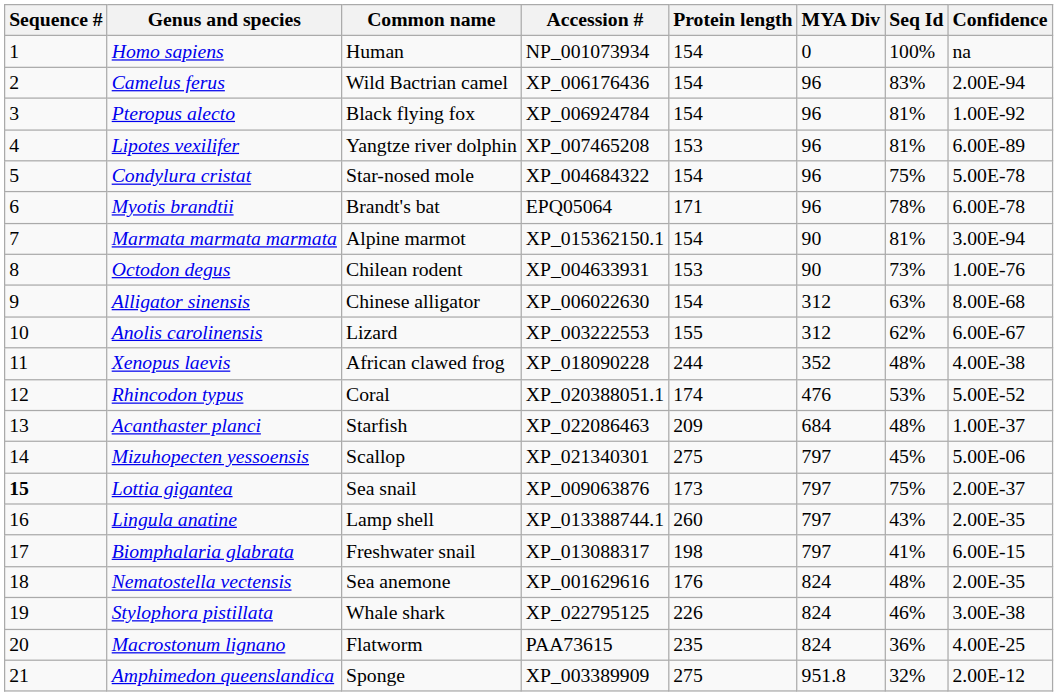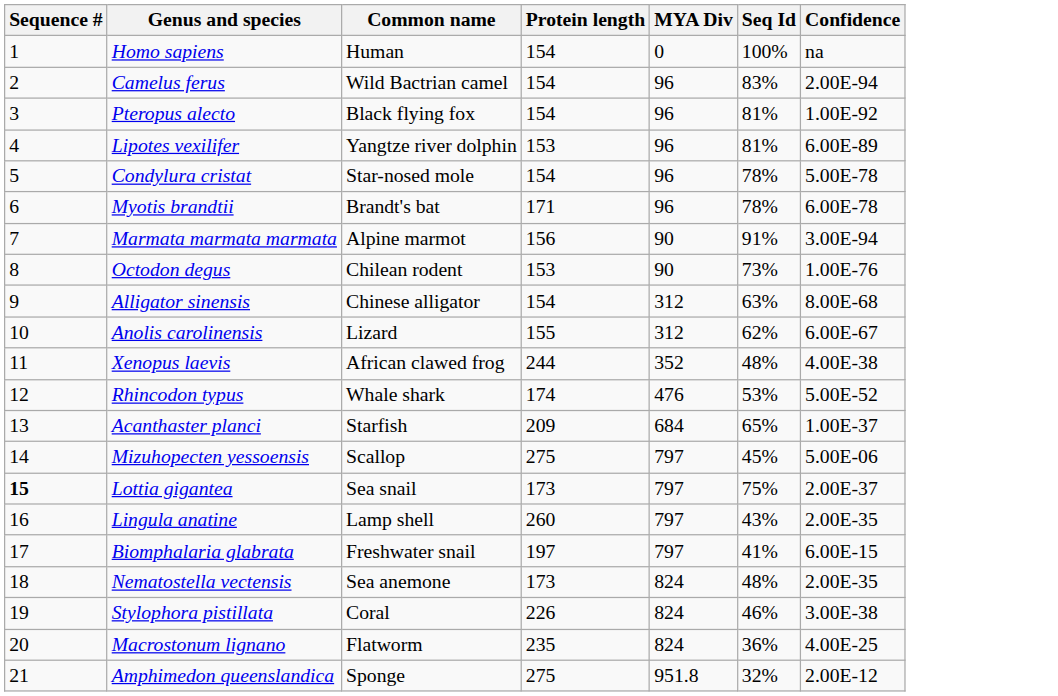- column: (595, 20)
(907, 176) 75% -> (760, 176) 78%
(688, 238) 154 -> (541, 238) 156
(907, 238) 81% -> (760, 238) 91%
(368, 394) Coral -> (395, 394) Whale shark
(907, 425) 48% -> (760, 425) 65%
(688, 550) 198 -> (541, 550) 197
(688, 581) 176 -> (541, 581) 173
(395, 613) Whale shark -> (368, 613) Coral
